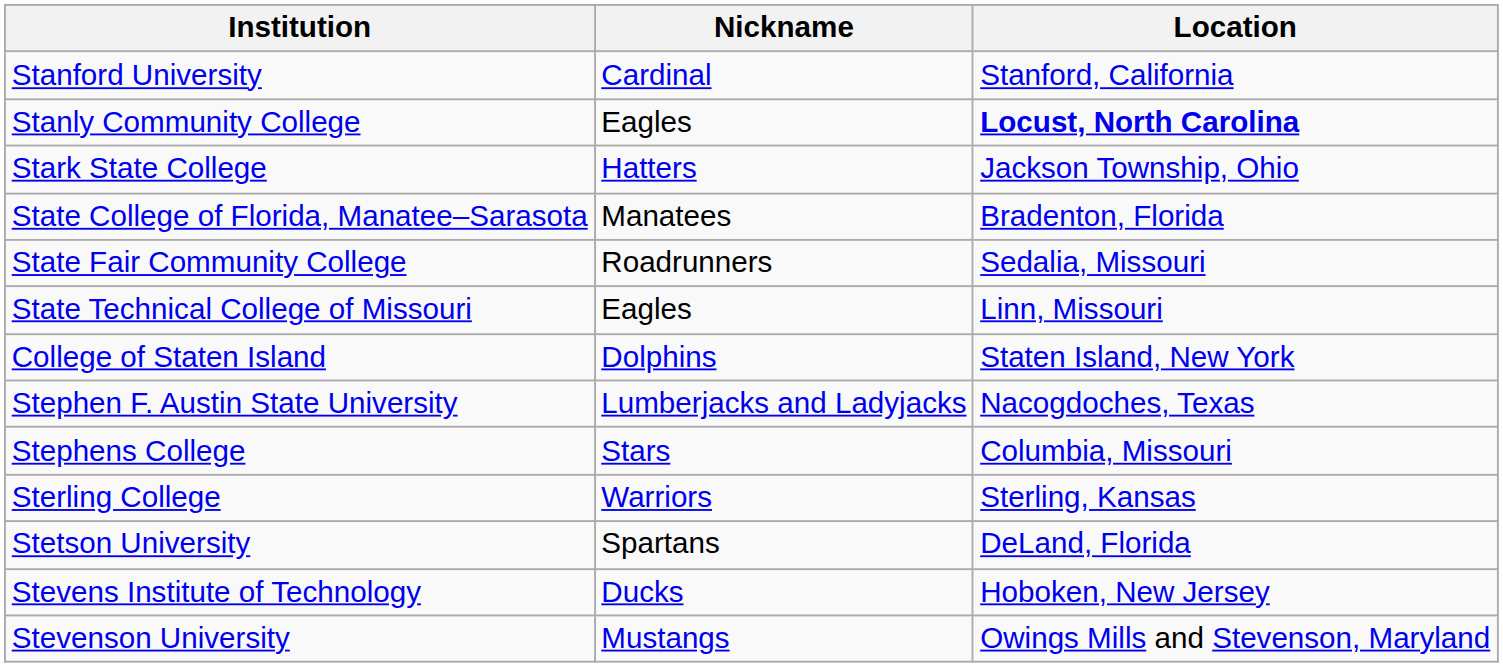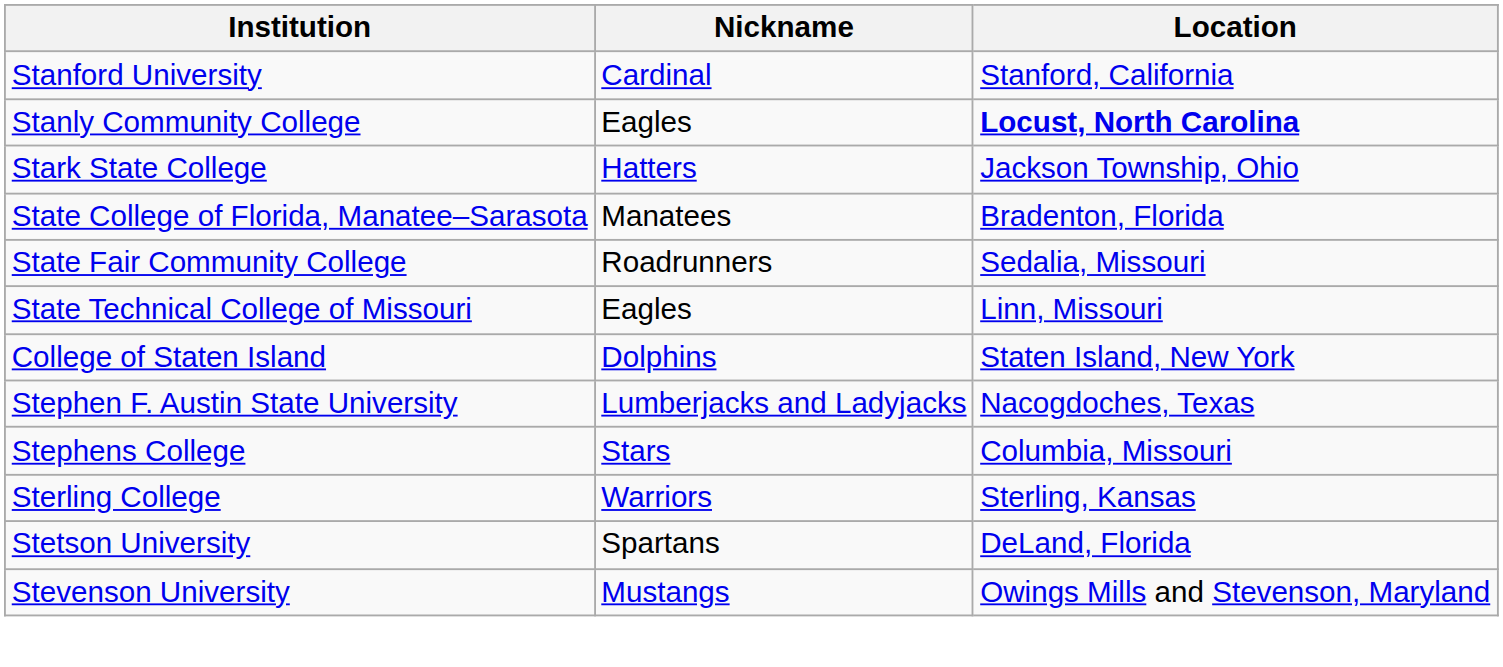- row: (216, 591)
